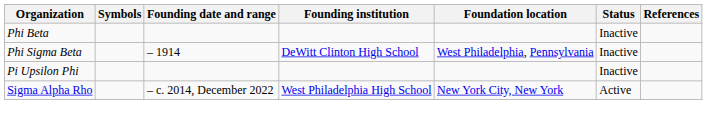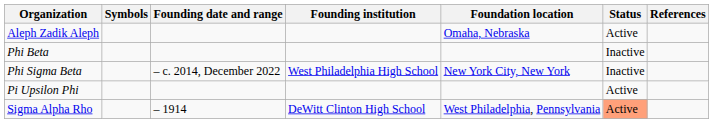+ row: (53, 33)
(163, 52) – 1914 -> (217, 71) – c. 2014, December 2022
(350, 52) DeWitt Clinton High School -> (363, 71) West Philadelphia High School
(515, 52) West Philadelphia, Pennsylvania -> (507, 71) New York City, New York
(619, 71) Inactive -> (622, 90) Active
(210, 90) – c. 2014, December 2022 -> (170, 109) – 1914
(356, 90) West Philadelphia High School -> (357, 109) DeWitt Clinton High School
(500, 90) New York City, New York -> (522, 109) West Philadelphia, Pennsylvania
(615, 90) no background -> (622, 109) lightsalmon background
